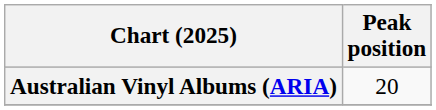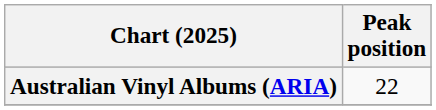(387, 85) 20 -> (387, 85) 22
